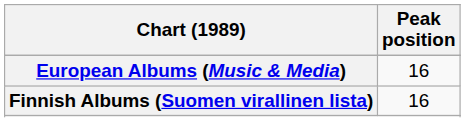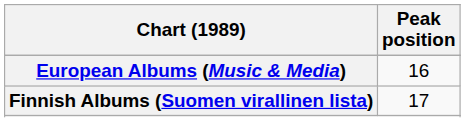(419, 100) 16 -> (419, 100) 17
